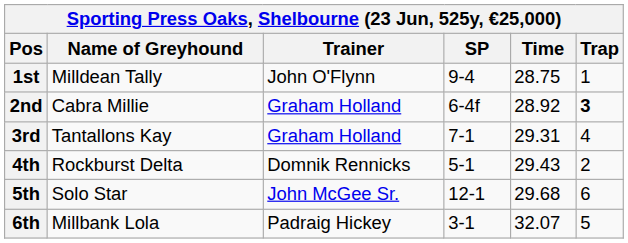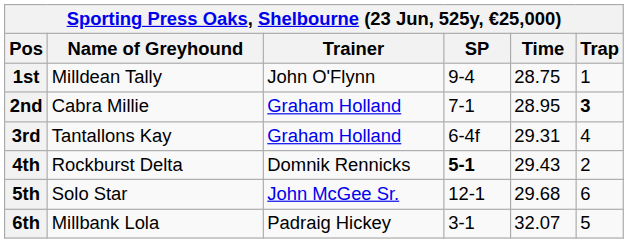(464, 106) 6-4f -> (462, 106) 7-1
(537, 106) 28.92 -> (537, 106) 28.95
(462, 135) 7-1 -> (464, 135) 6-4f
(462, 164) normal -> (462, 164) bold
